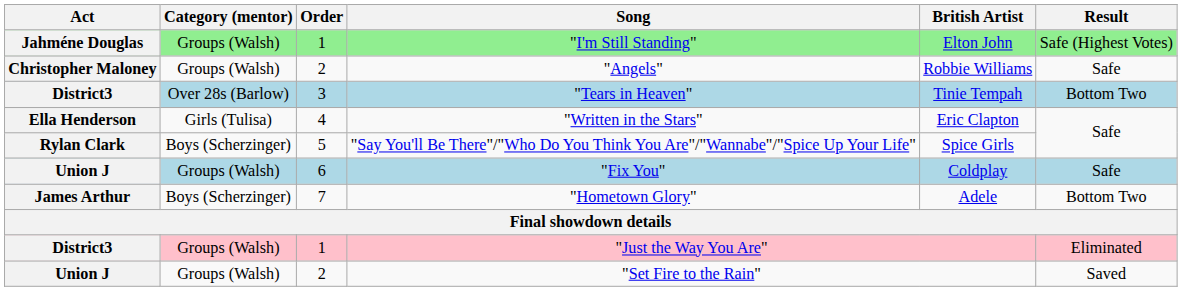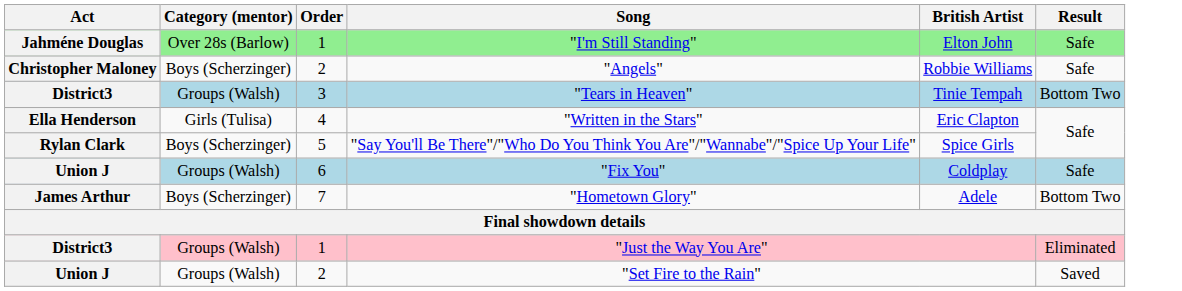(228, 42) Groups (Walsh) -> (228, 42) Over 28s (Barlow)
(1106, 42) Safe (Highest Votes) -> (1080, 42) Safe
(228, 68) Groups (Walsh) -> (228, 68) Boys (Scherzinger)
(228, 94) Over 28s (Barlow) -> (228, 94) Groups (Walsh)
